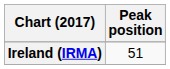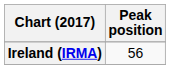(135, 53) 51 -> (135, 53) 56
